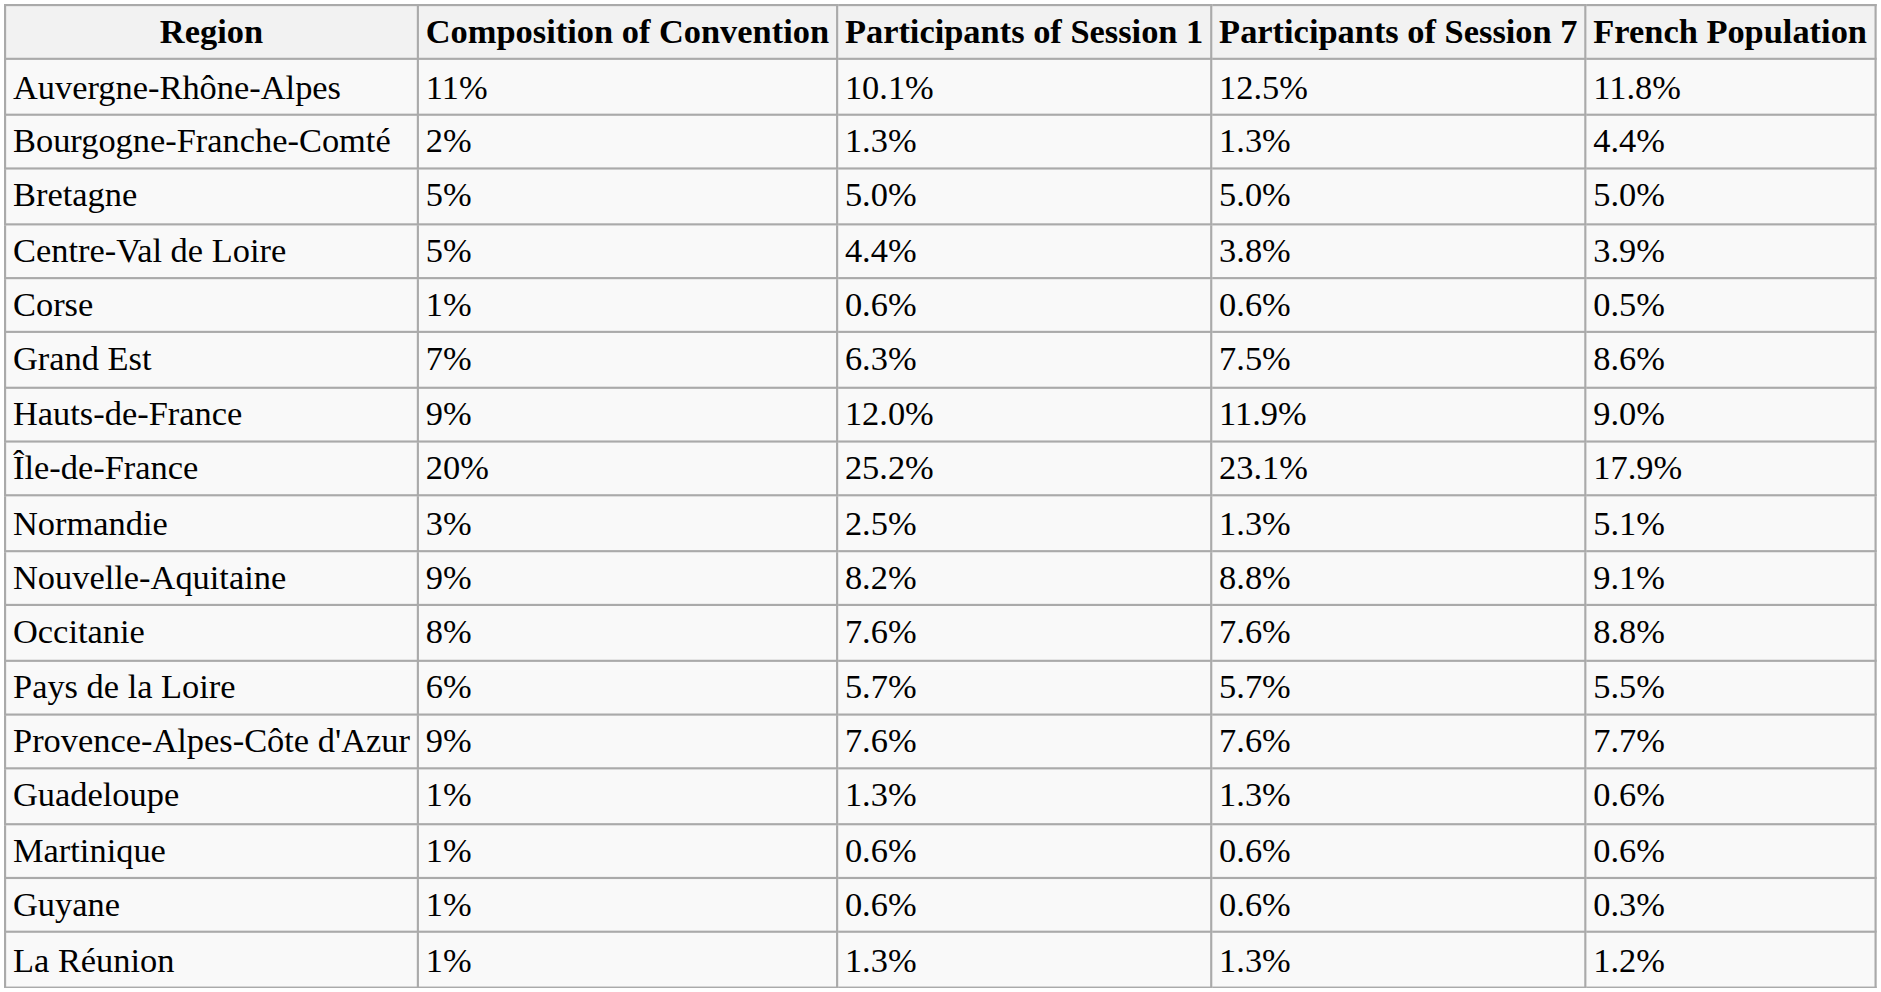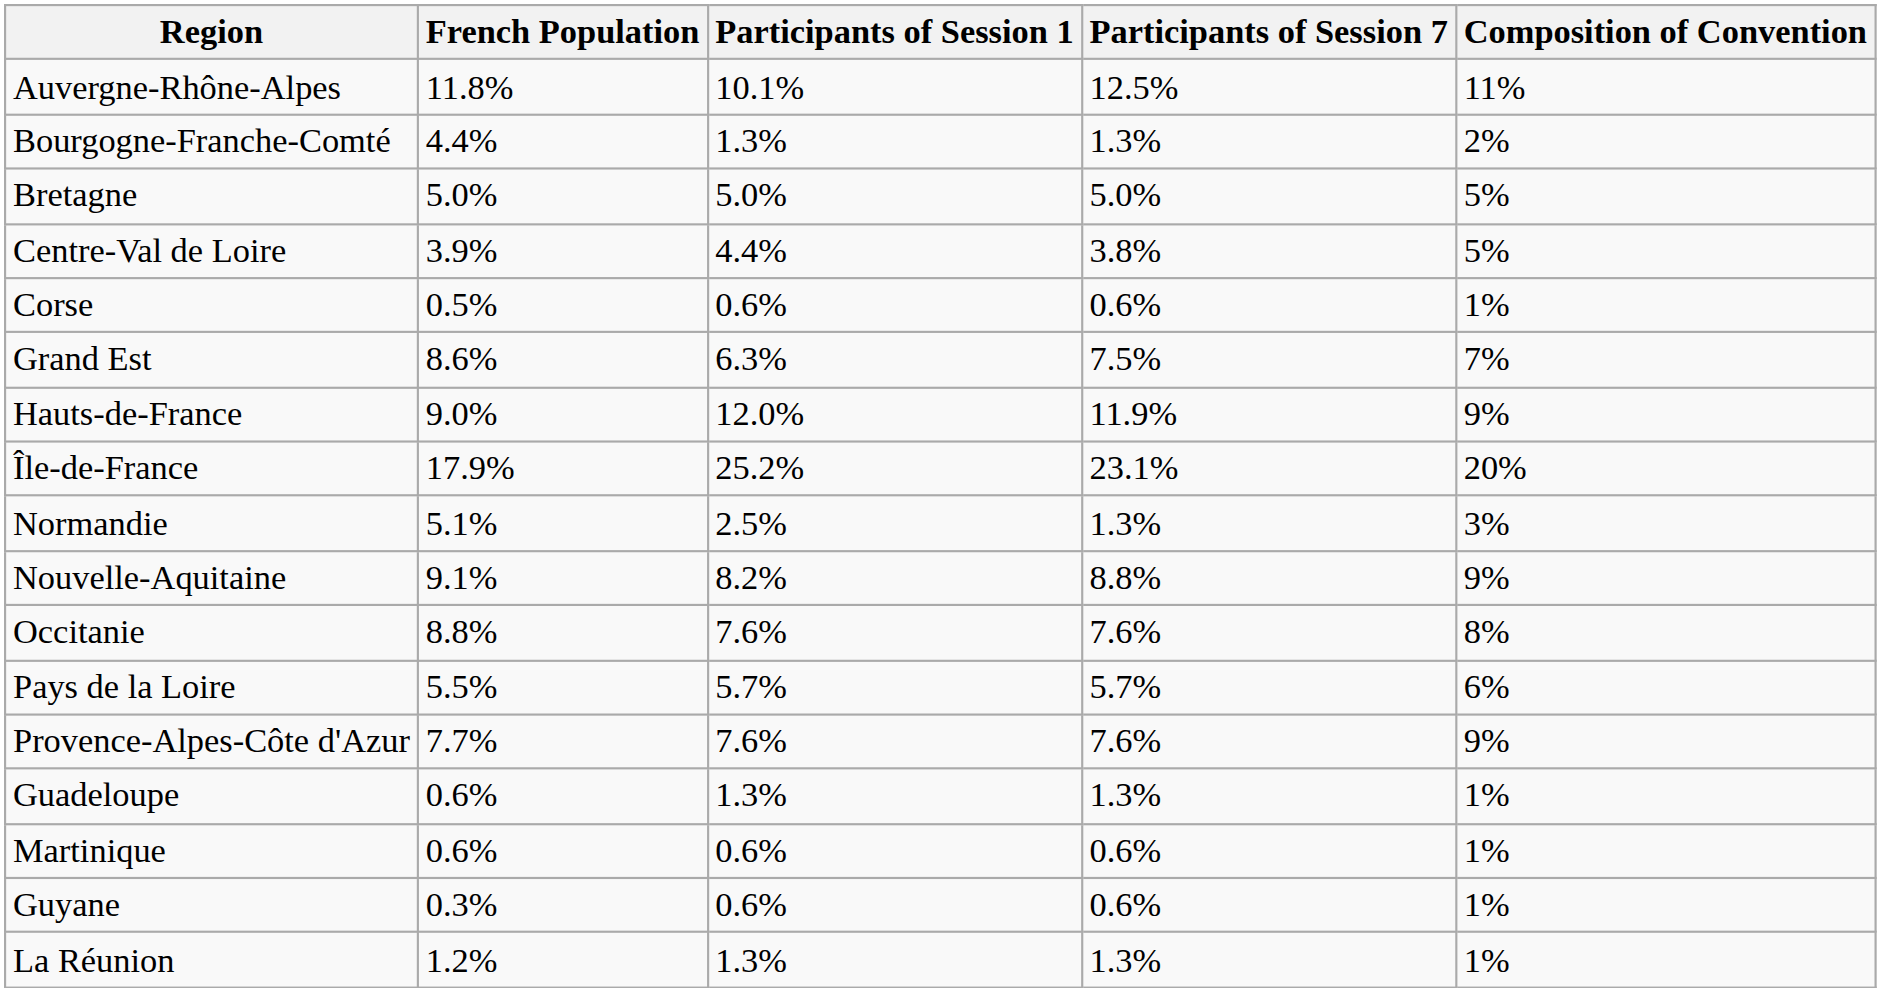columns swapped: (627, 31) <-> (1730, 31)
